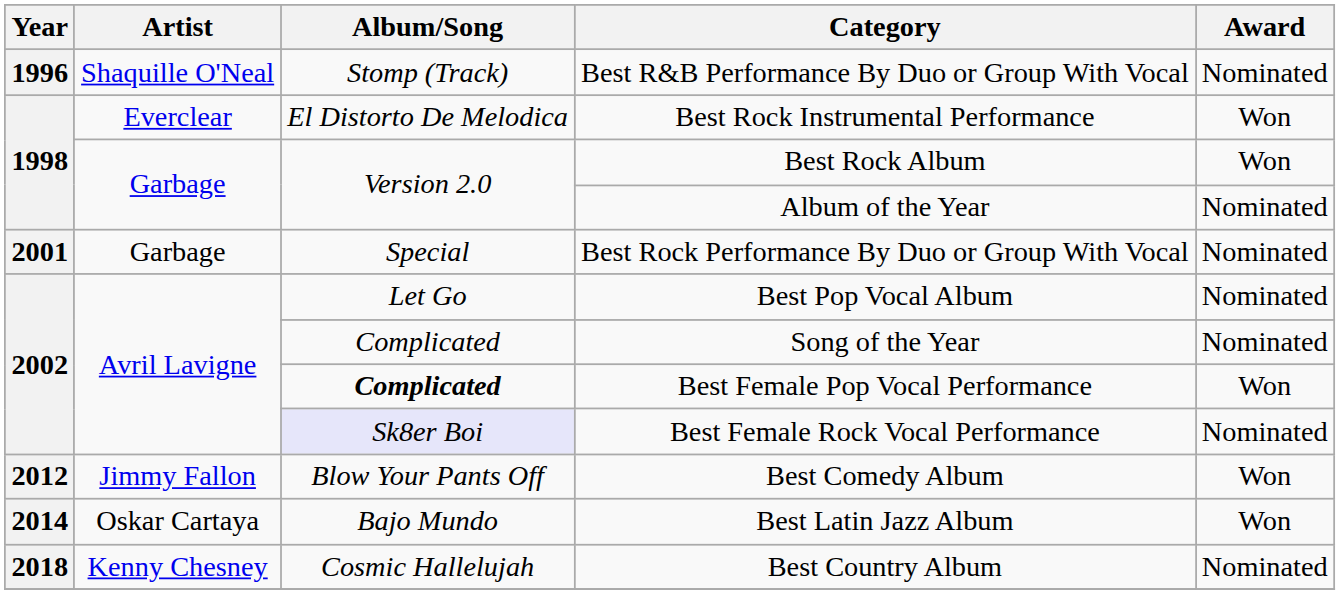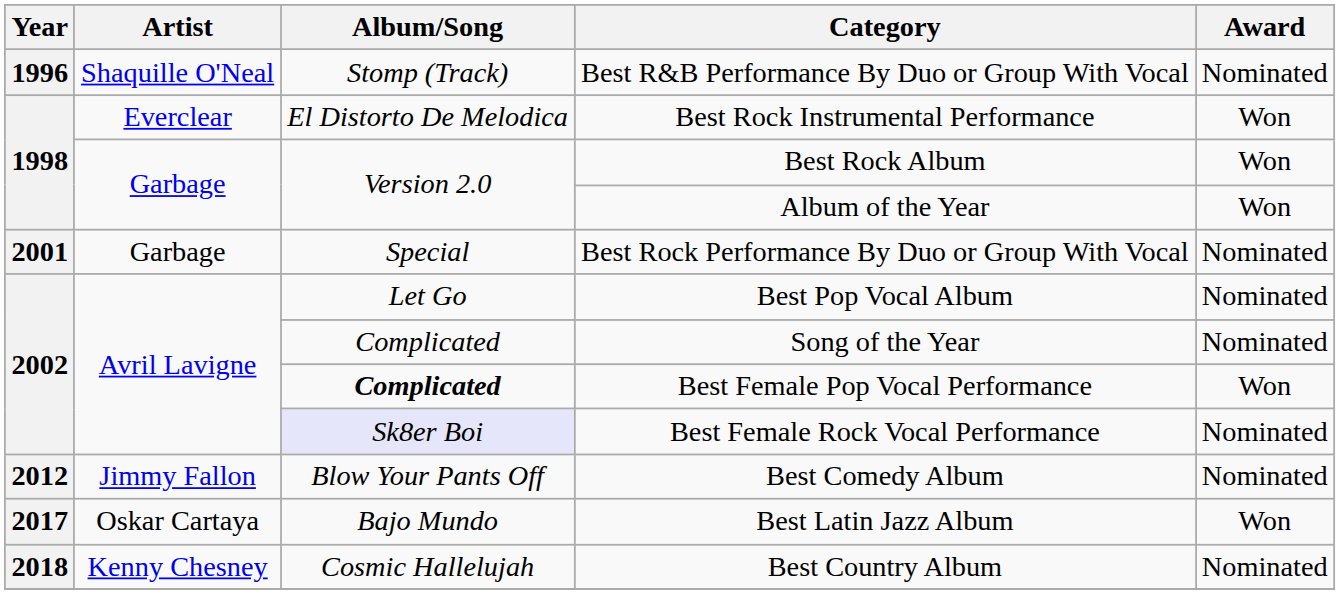(1265, 206) Nominated -> (1265, 206) Won
(1265, 476) Won -> (1265, 476) Nominated
(40, 521) 2014 -> (40, 521) 2017
